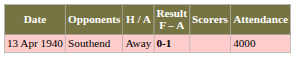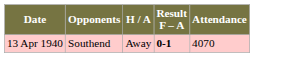- column: (210, 19)
(244, 43) 4000 -> (203, 43) 4070
